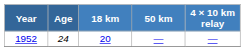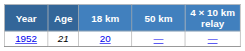(63, 39) 24 -> (63, 39) 21
